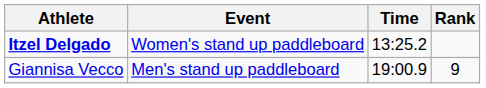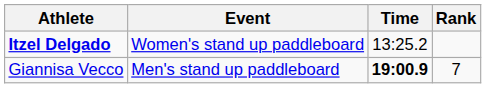(399, 70) normal -> (400, 70) bold
(455, 70) 9 -> (456, 70) 7
